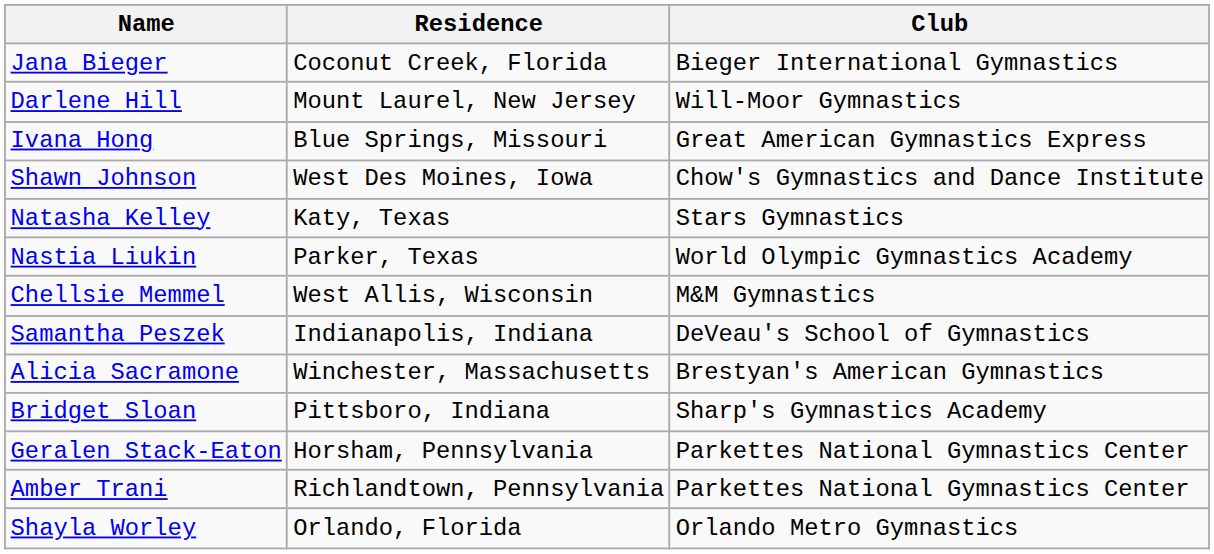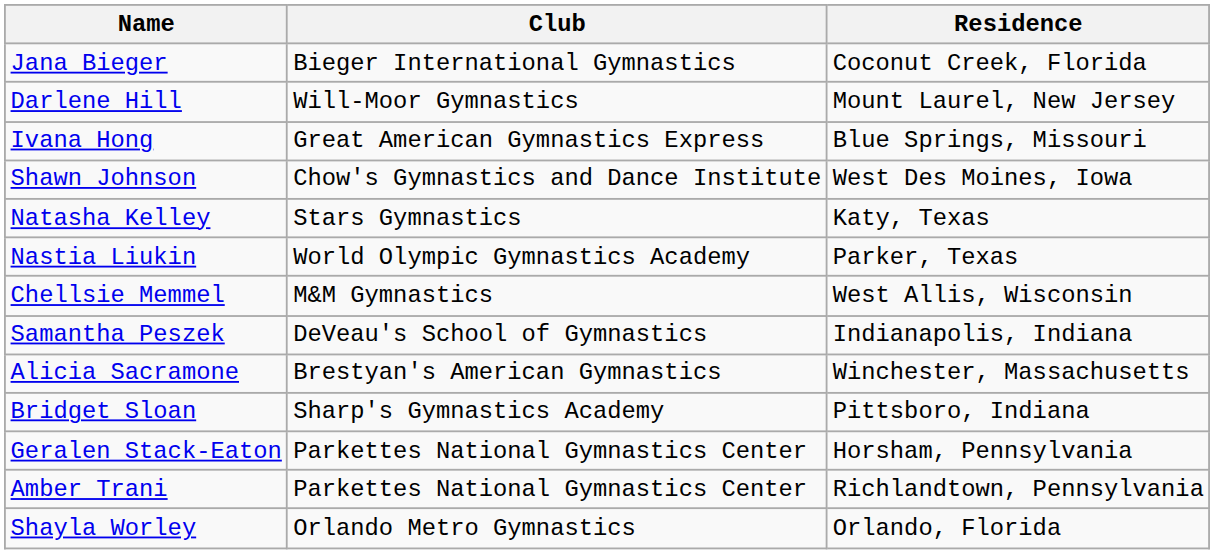columns swapped: (940, 24) <-> (479, 24)
